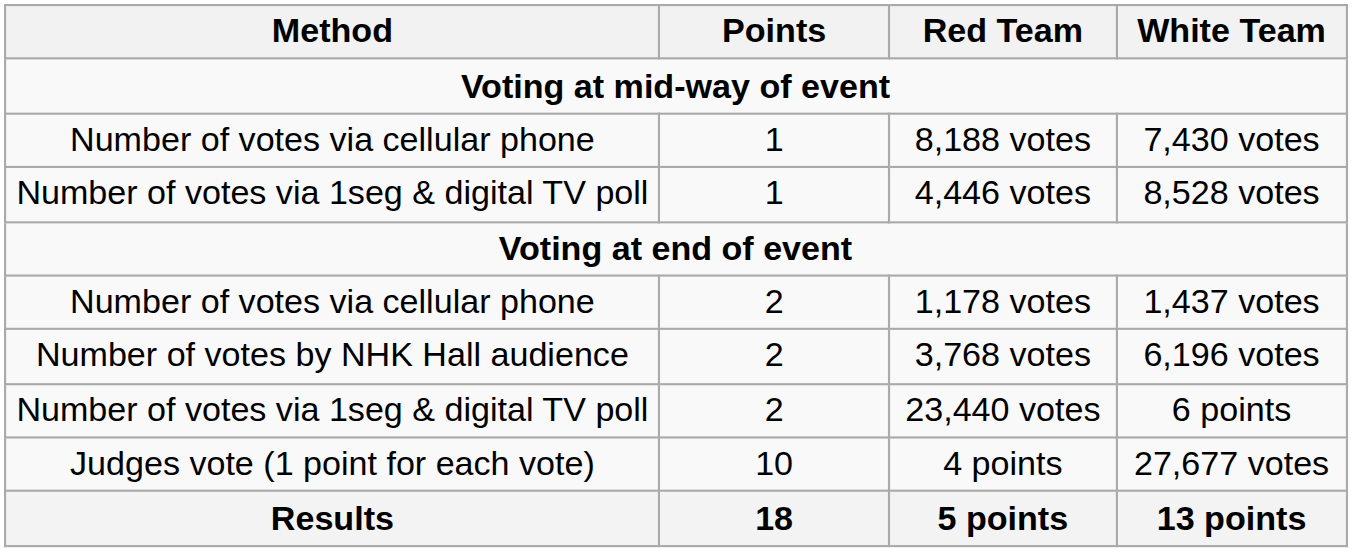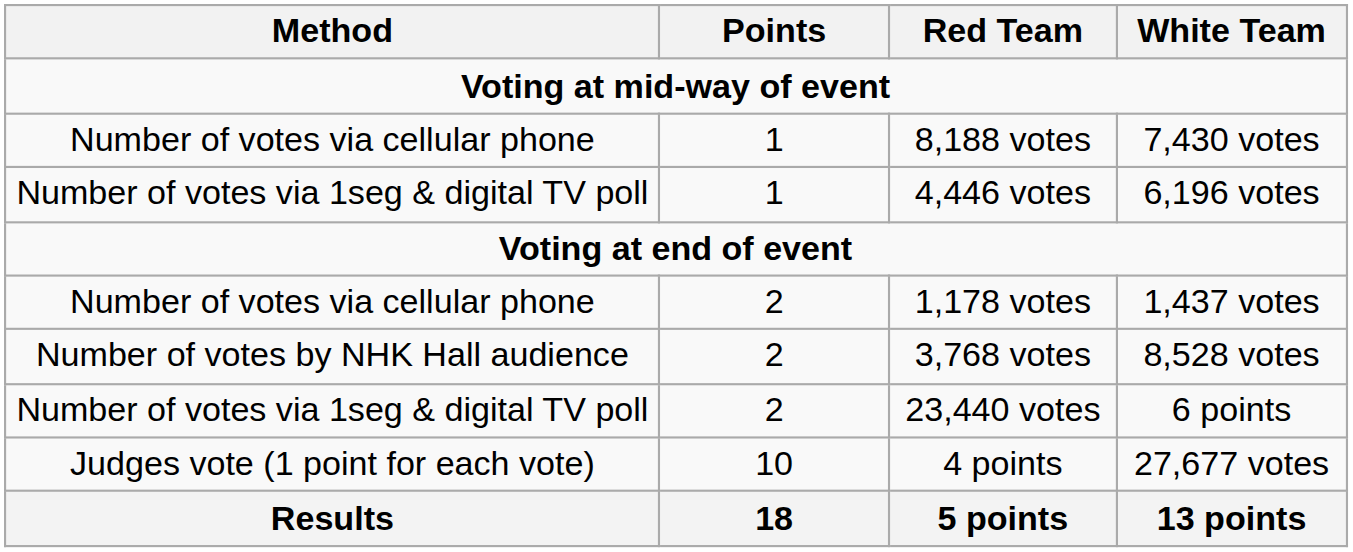(1232, 193) 8,528 votes -> (1232, 193) 6,196 votes
(1232, 355) 6,196 votes -> (1232, 355) 8,528 votes
